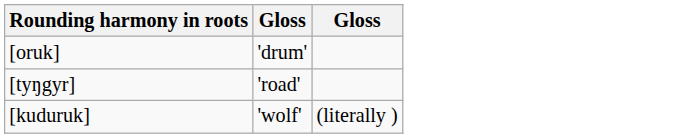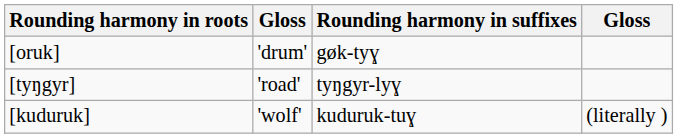+ column: (447, 20)
